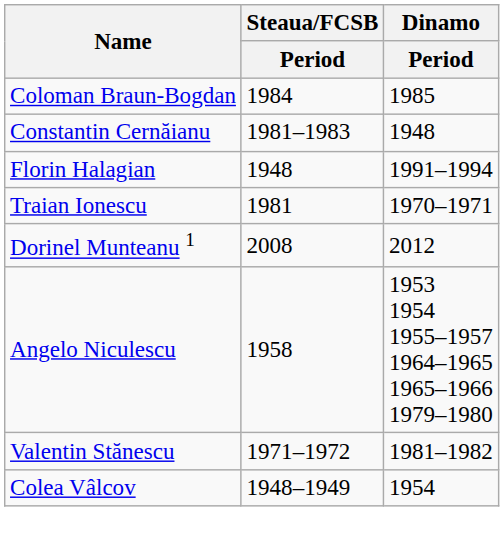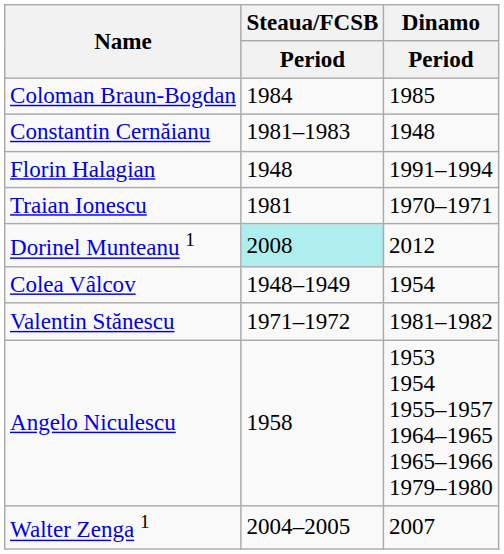(270, 245) no background -> (270, 245) paleturquoise background
rows swapped: (93, 349) <-> (73, 487)
+ row: (80, 527)
